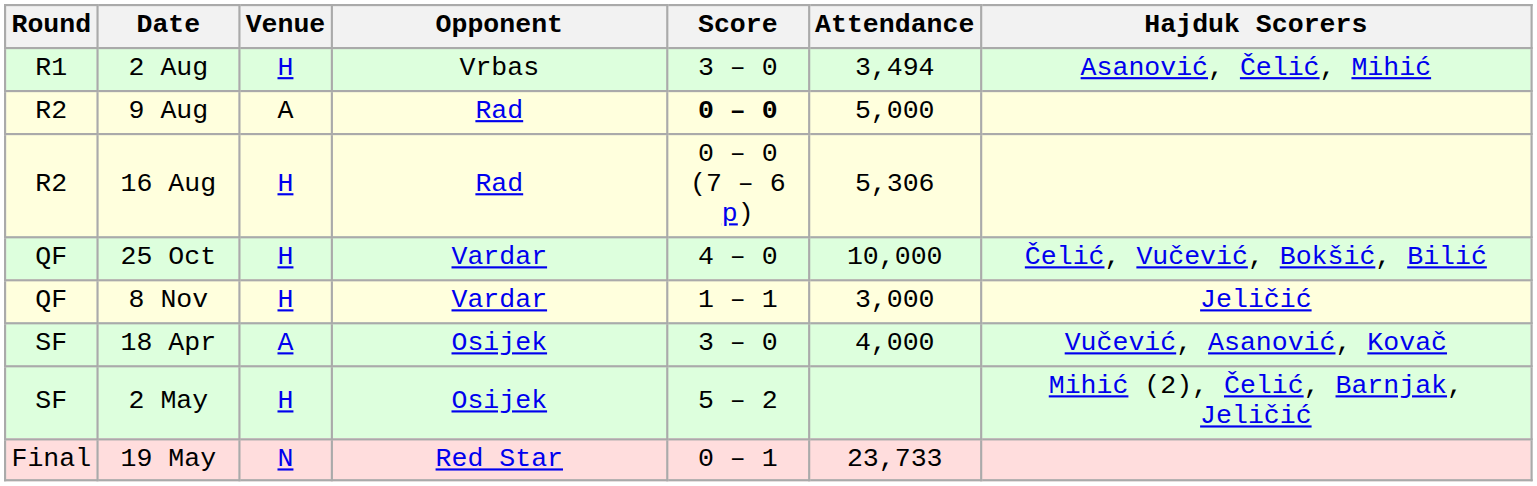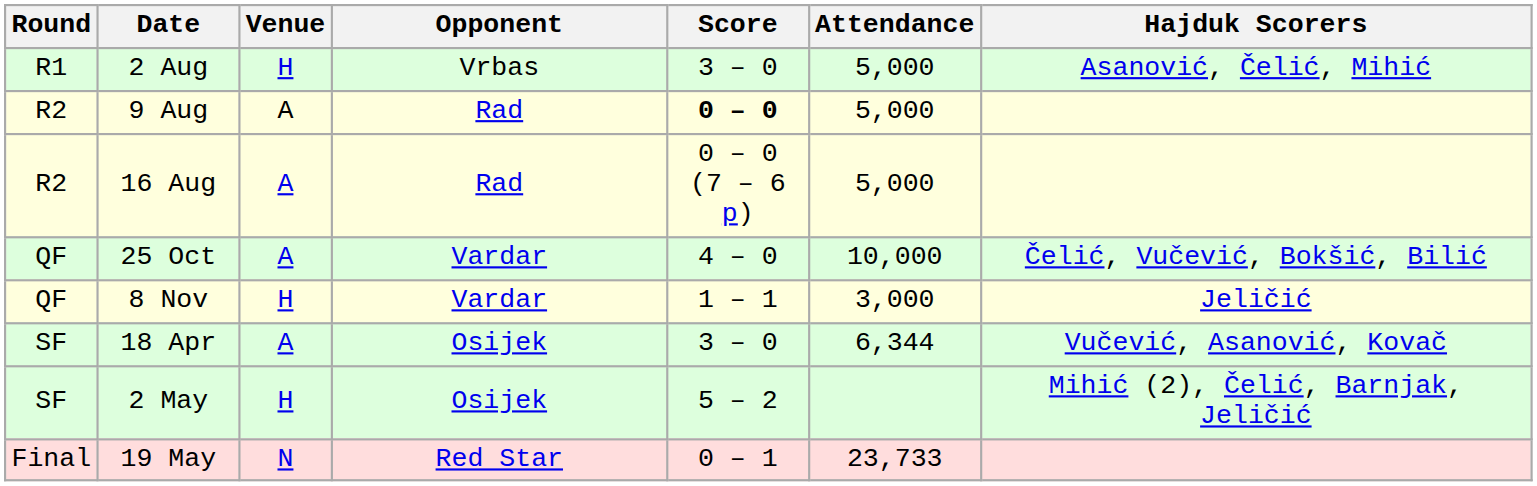(895, 70) 3,494 -> (895, 70) 5,000
(285, 186) H -> (285, 186) A
(895, 186) 5,306 -> (895, 186) 5,000
(285, 259) H -> (285, 259) A
(895, 344) 4,000 -> (895, 344) 6,344
